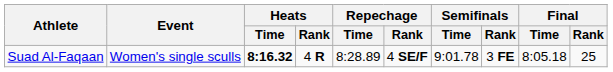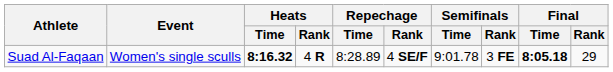(544, 57) normal -> (545, 57) bold
(588, 57) 25 -> (589, 57) 29
